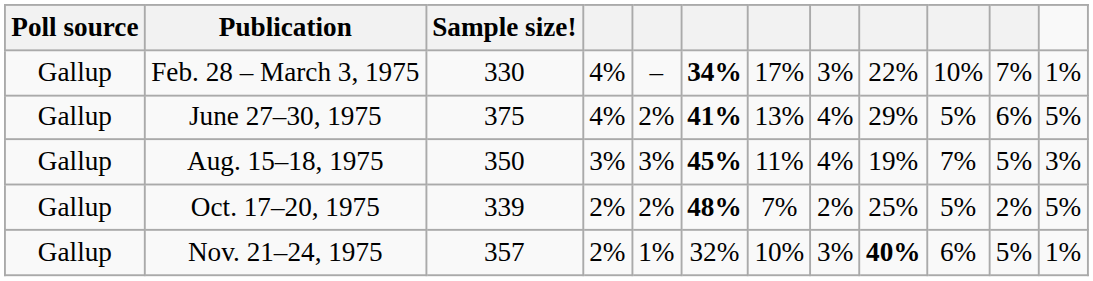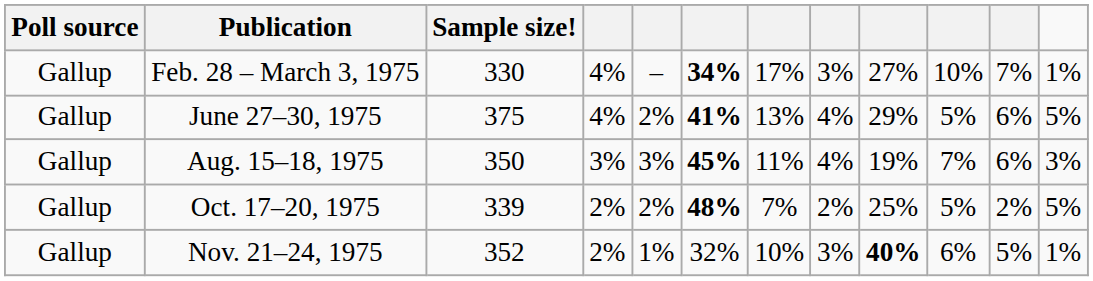(893, 72) 22% -> (893, 72) 27%
(1014, 161) 5% -> (1014, 161) 6%
(504, 251) 357 -> (504, 251) 352
